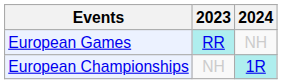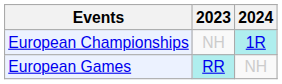rows swapped: (98, 67) <-> (70, 42)
